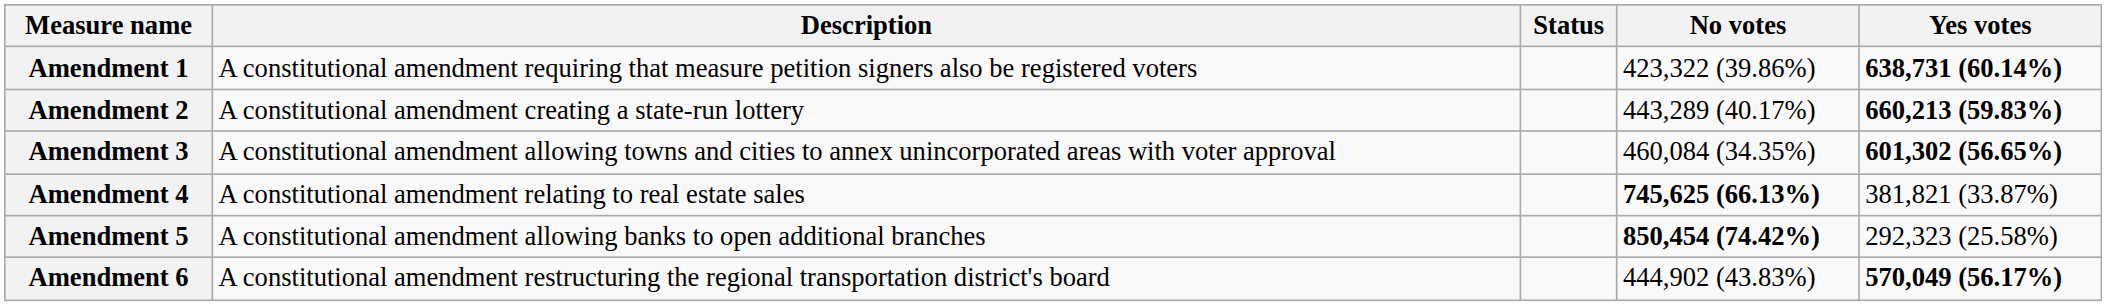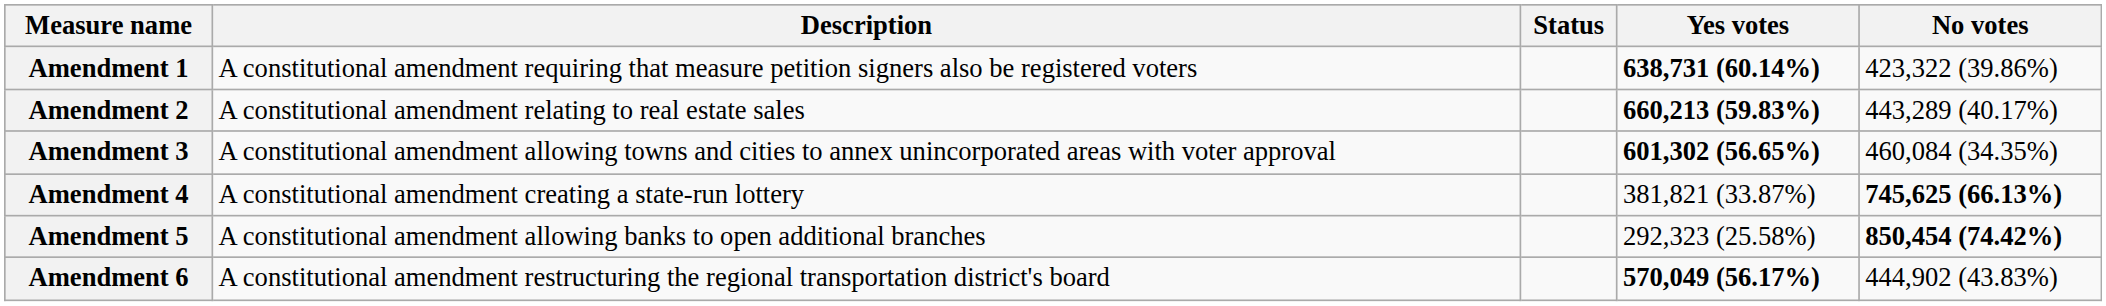columns swapped: (1980, 25) <-> (1738, 25)
(511, 109) A constitutional amendment creating a state-run lottery -> (512, 109) A constitutional amendment relating to real estate sales
(512, 194) A constitutional amendment relating to real estate sales -> (511, 194) A constitutional amendment creating a state-run lottery
